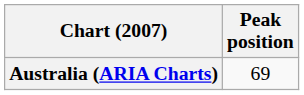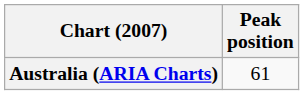(260, 73) 69 -> (260, 73) 61
